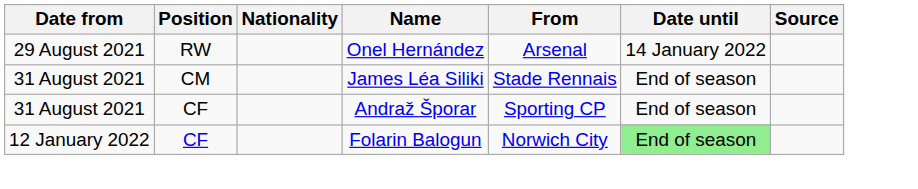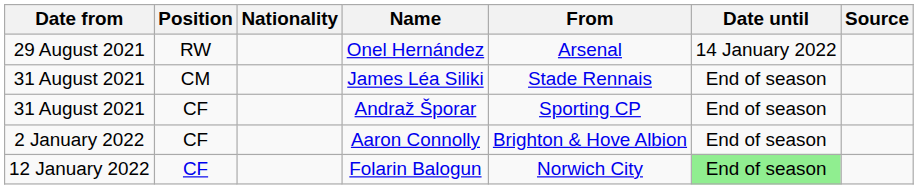+ row: (415, 139)
